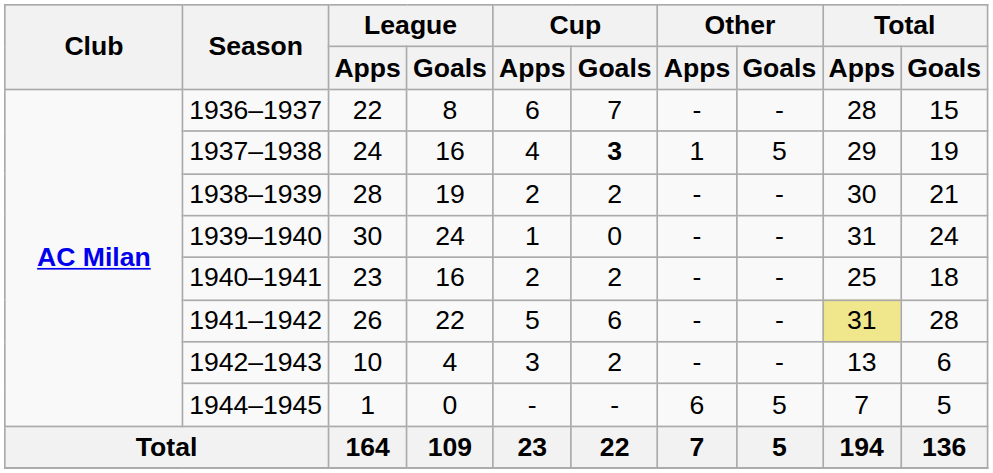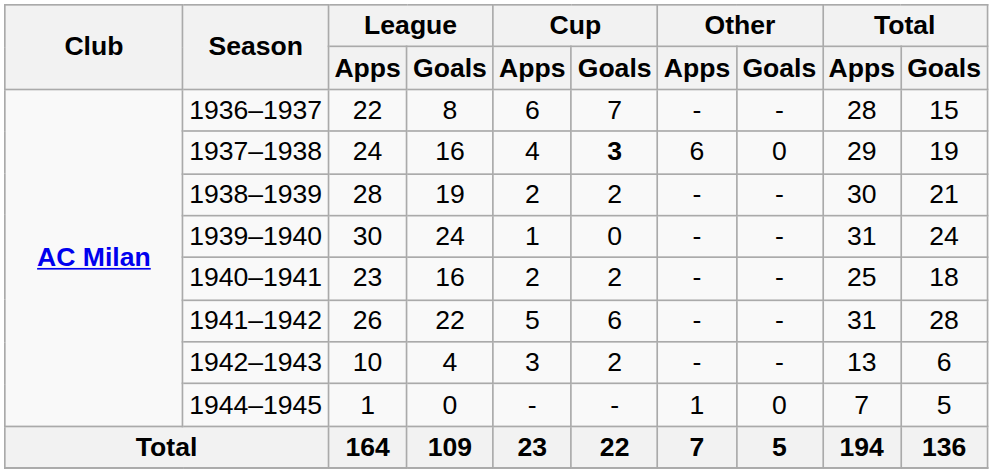(697, 151) 1 -> (697, 151) 6
(779, 151) 5 -> (779, 151) 0
(862, 320) khaki background -> (862, 320) no background
(697, 404) 6 -> (697, 404) 1
(779, 404) 5 -> (779, 404) 0
